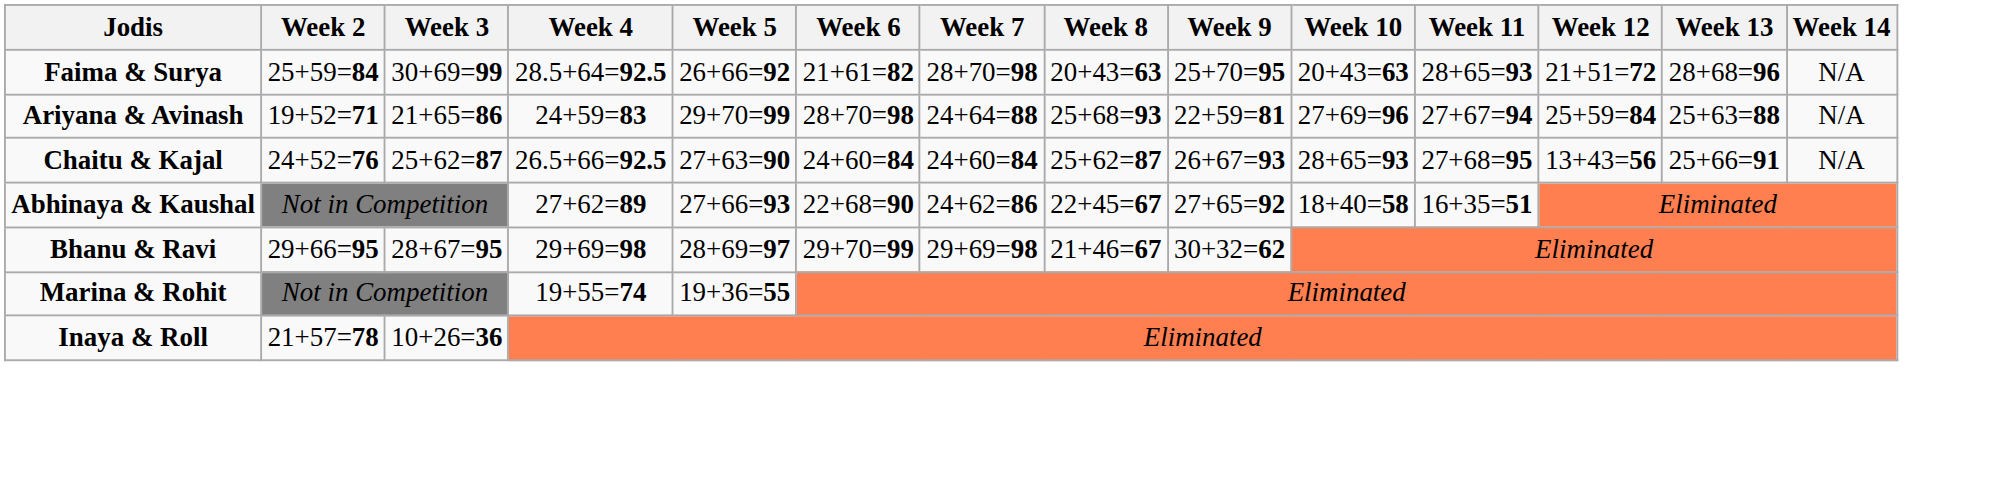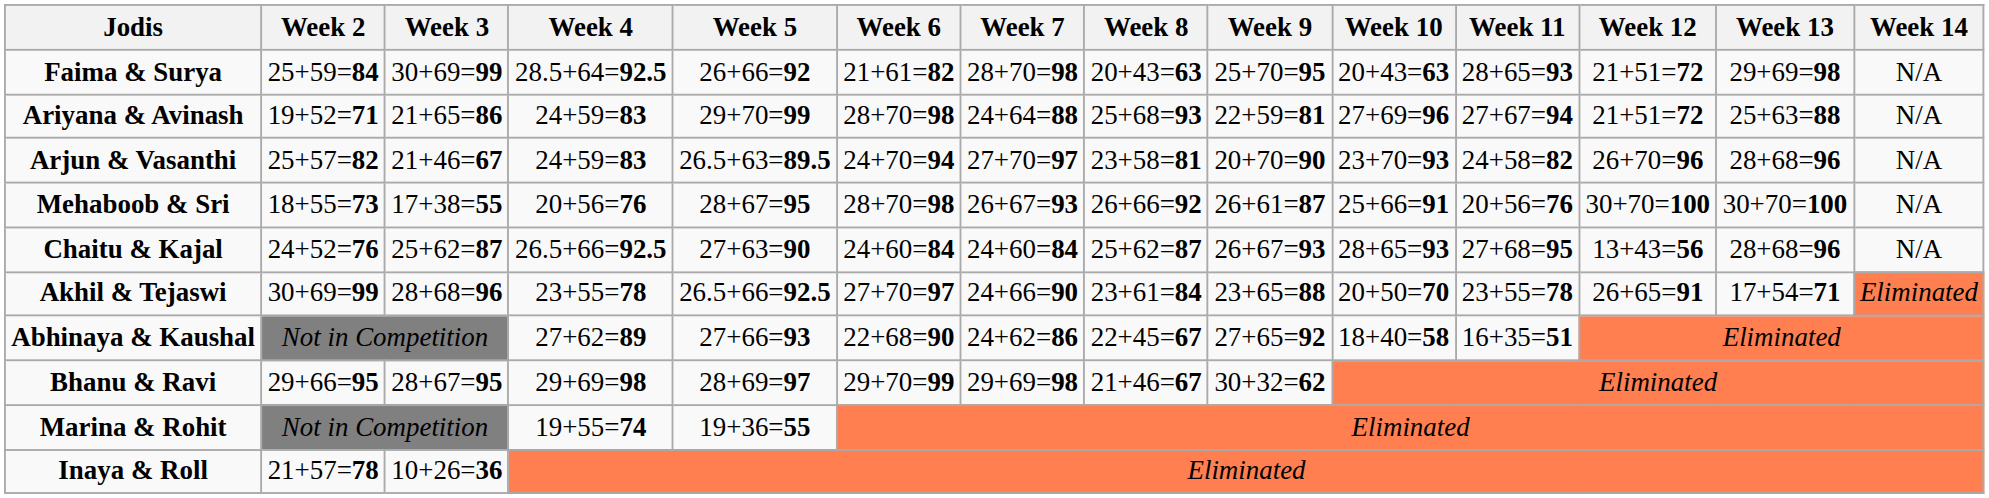(1724, 71) 28+68=96 -> (1785, 71) 29+69=98
(1601, 115) 25+59=84 -> (1648, 115) 21+51=72
+ row: (133, 160)
+ row: (133, 204)
(1724, 160) 25+66=91 -> (1785, 249) 28+68=96
+ row: (133, 293)
